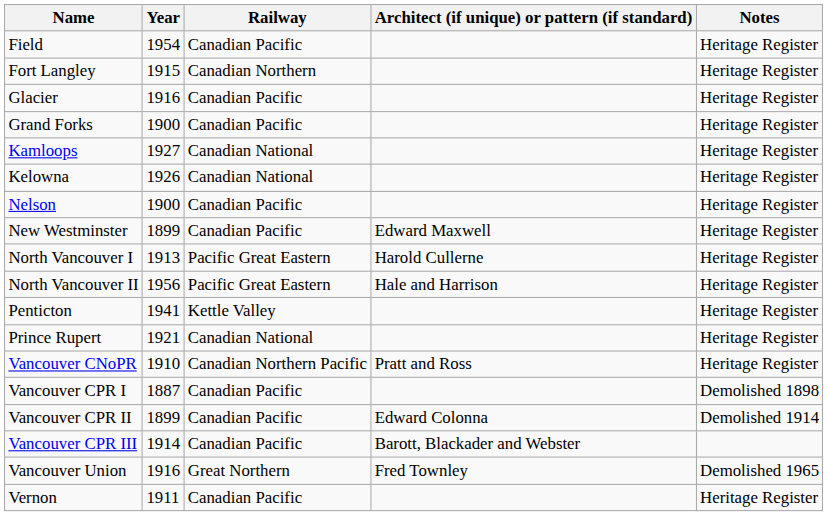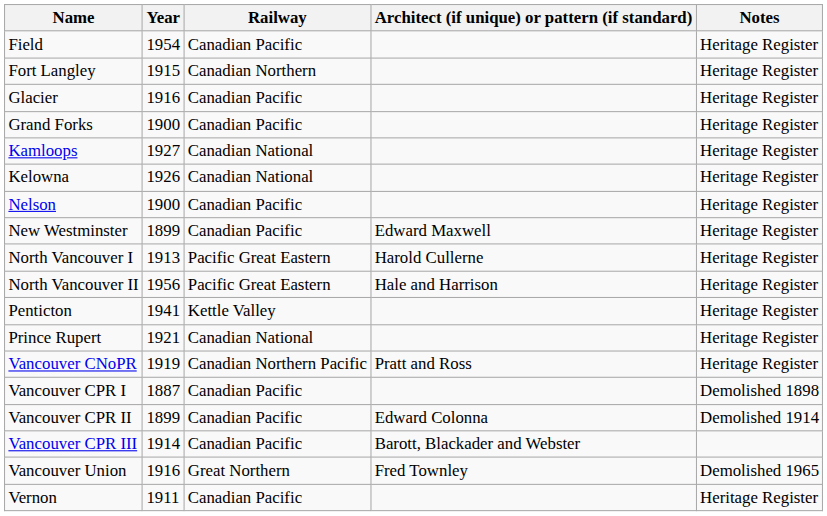(163, 364) 1910 -> (163, 364) 1919
